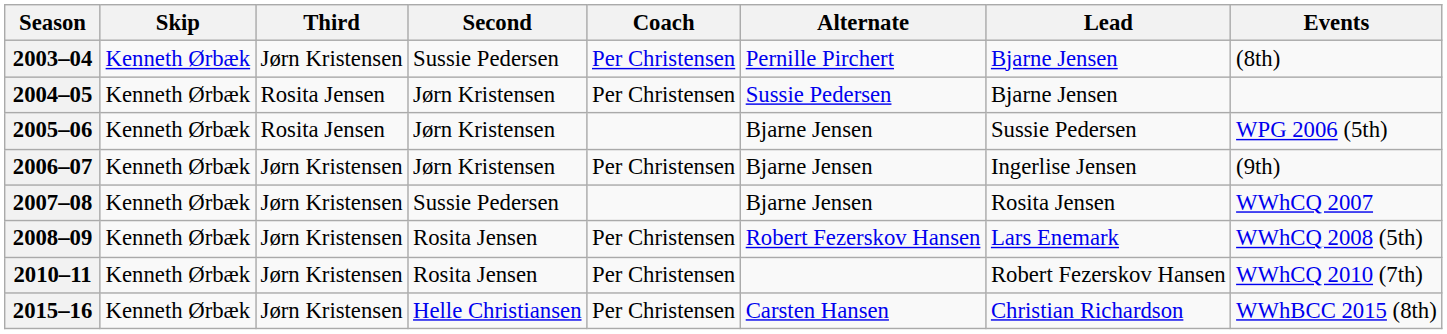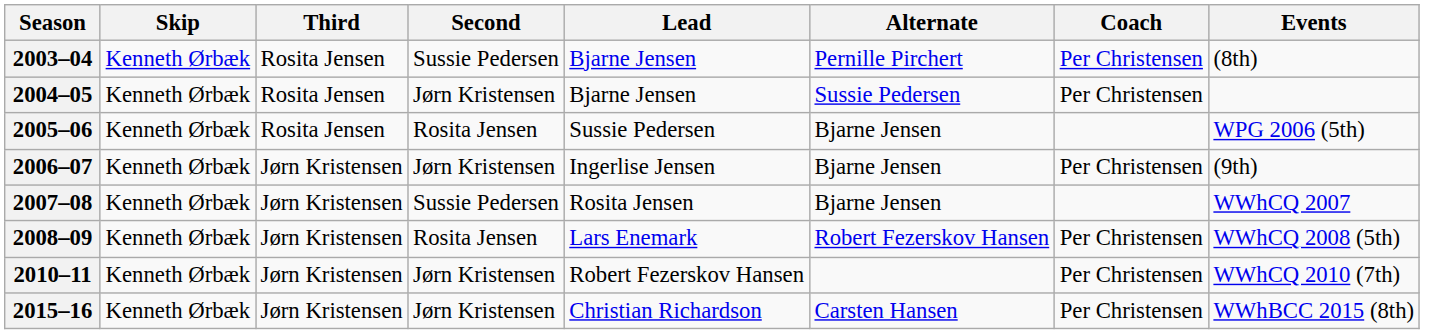columns swapped: (1108, 22) <-> (664, 22)
(332, 58) Jørn Kristensen -> (323, 58) Rosita Jensen
(484, 130) Jørn Kristensen -> (475, 130) Rosita Jensen
(475, 274) Rosita Jensen -> (484, 274) Jørn Kristensen
(497, 310) Helle Christiansen -> (484, 310) Jørn Kristensen
